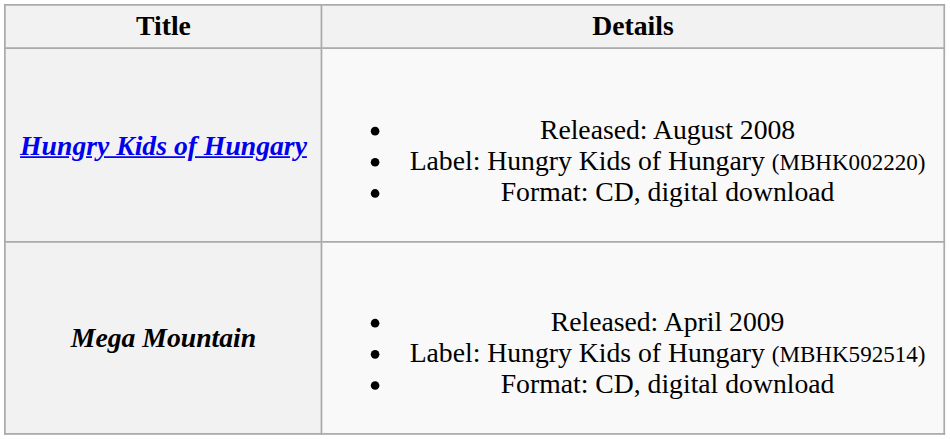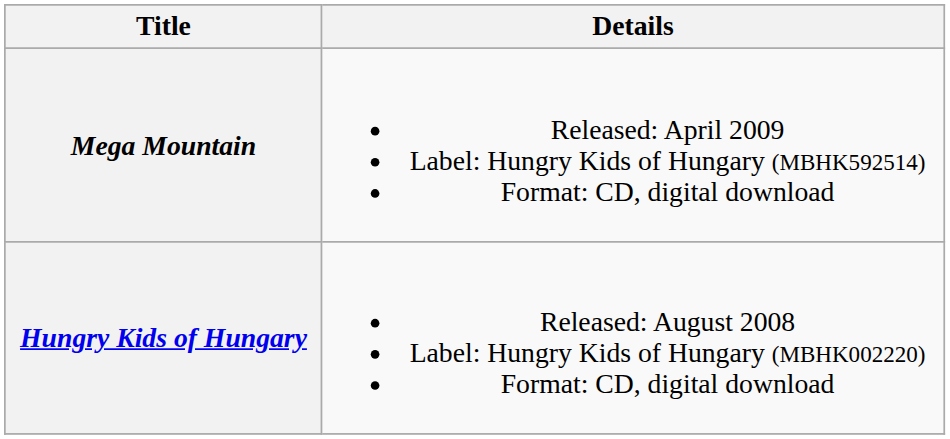rows swapped: (163, 144) <-> (163, 337)
